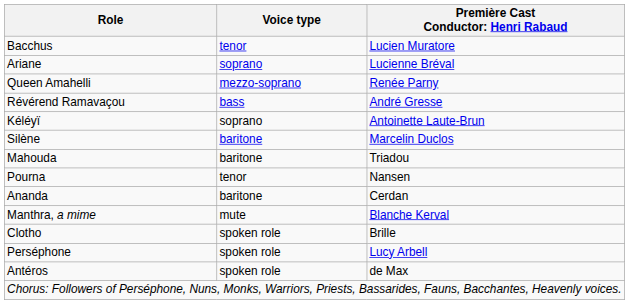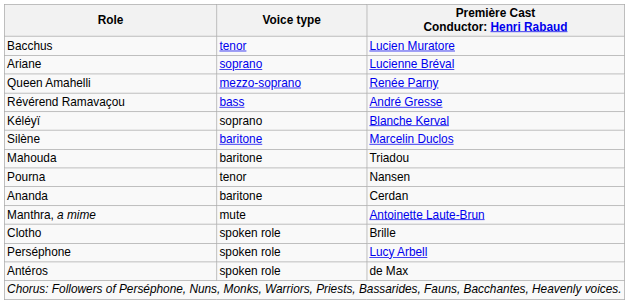(427, 121) Antoinette Laute-Brun -> (409, 121) Blanche Kerval
(409, 214) Blanche Kerval -> (427, 214) Antoinette Laute-Brun
